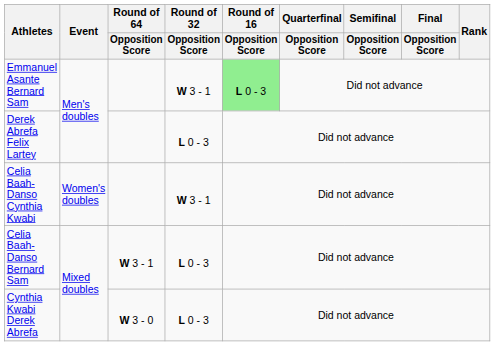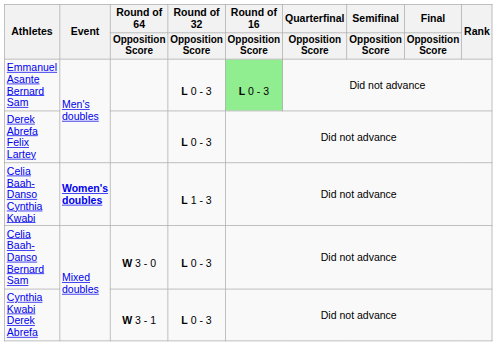(194, 91) W 3 - 1 -> (197, 91) L 0 - 3
(84, 195) normal -> (85, 195) bold
(194, 200) W 3 - 1 -> (197, 200) L 1 - 3
(136, 264) W 3 - 1 -> (139, 264) W 3 - 0
(136, 321) W 3 - 0 -> (139, 321) W 3 - 1
